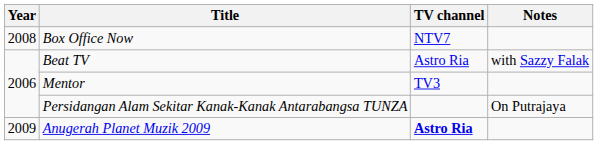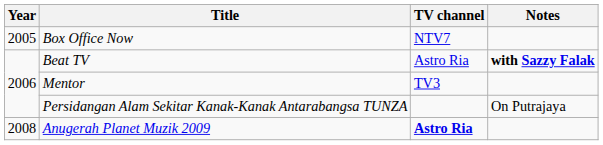(22, 38) 2008 -> (22, 38) 2005
(540, 60) normal -> (543, 60) bold
(22, 128) 2009 -> (22, 128) 2008
